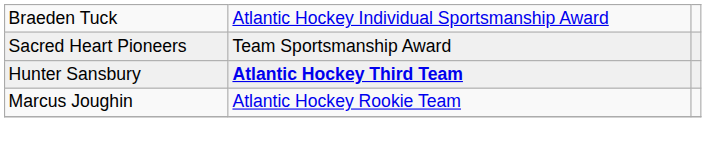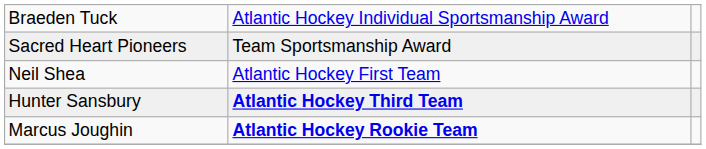+ row: (47, 74)
(347, 102) normal -> (355, 130) bold
